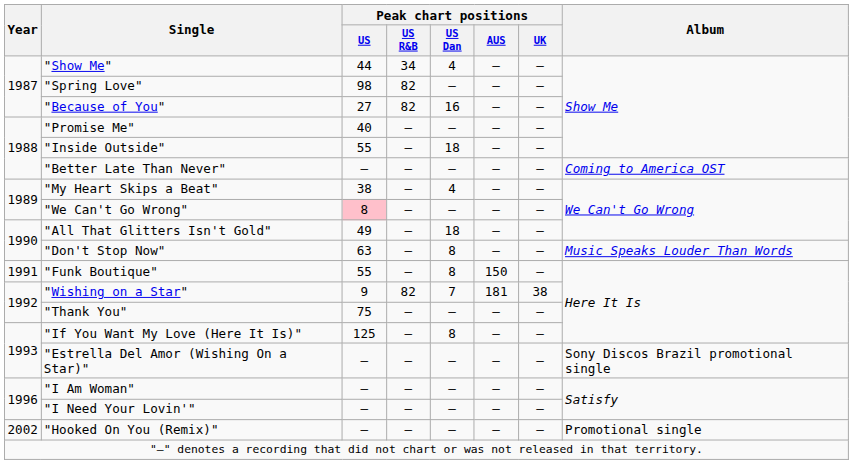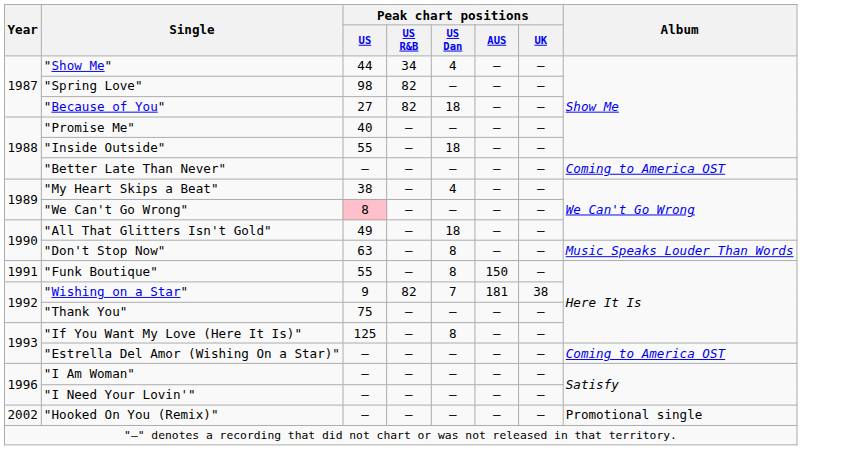(452, 107) 16 -> (453, 107) 18
(679, 361) Sony Discos Brazil promotional single -> (645, 353) Coming to America OST
